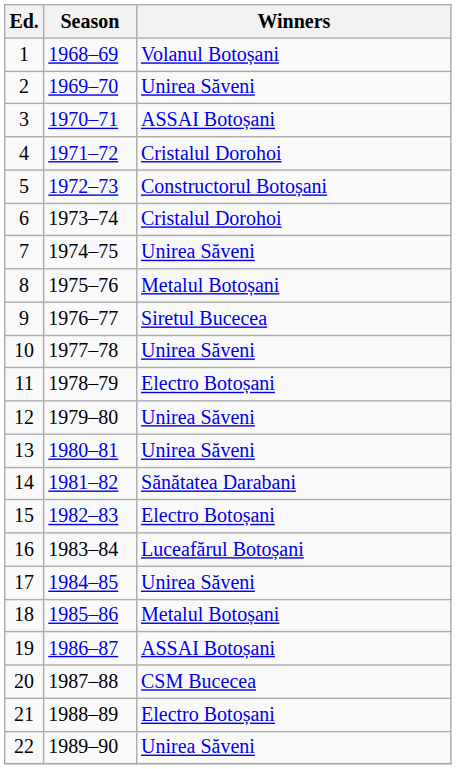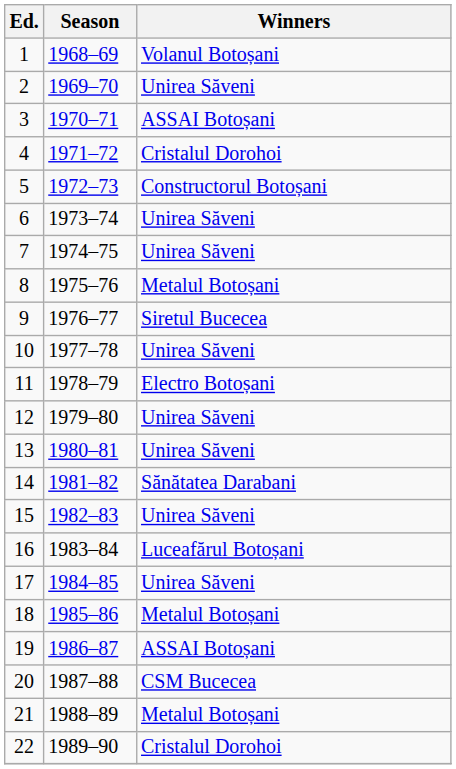(211, 219) Cristalul Dorohoi -> (198, 219) Unirea Săveni
(208, 516) Electro Botoșani -> (198, 516) Unirea Săveni
(208, 714) Electro Botoșani -> (210, 714) Metalul Botoșani
(198, 747) Unirea Săveni -> (211, 747) Cristalul Dorohoi
